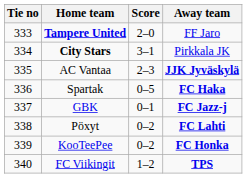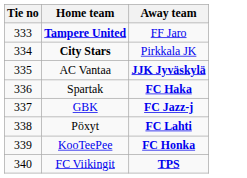- column: (146, 13)
